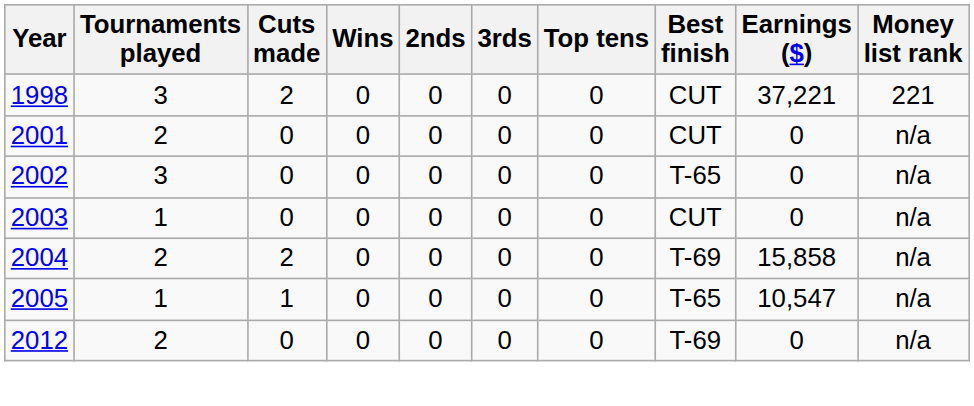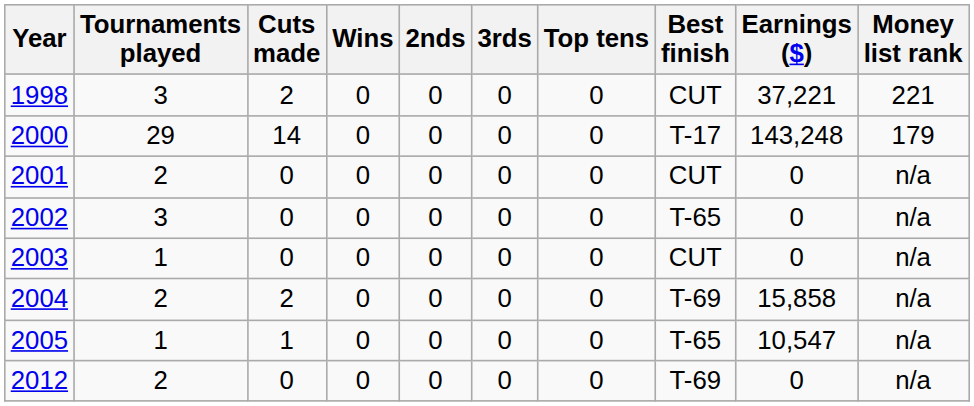+ row: (39, 135)
